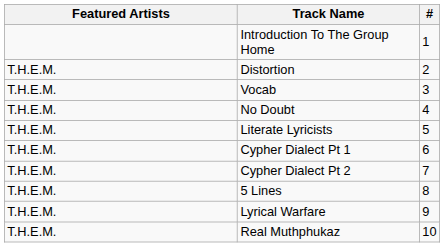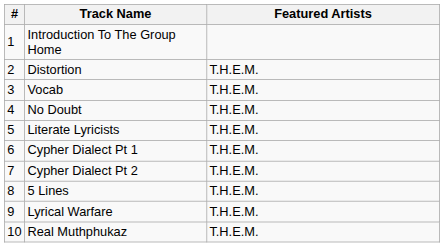columns swapped: (429, 14) <-> (121, 14)
